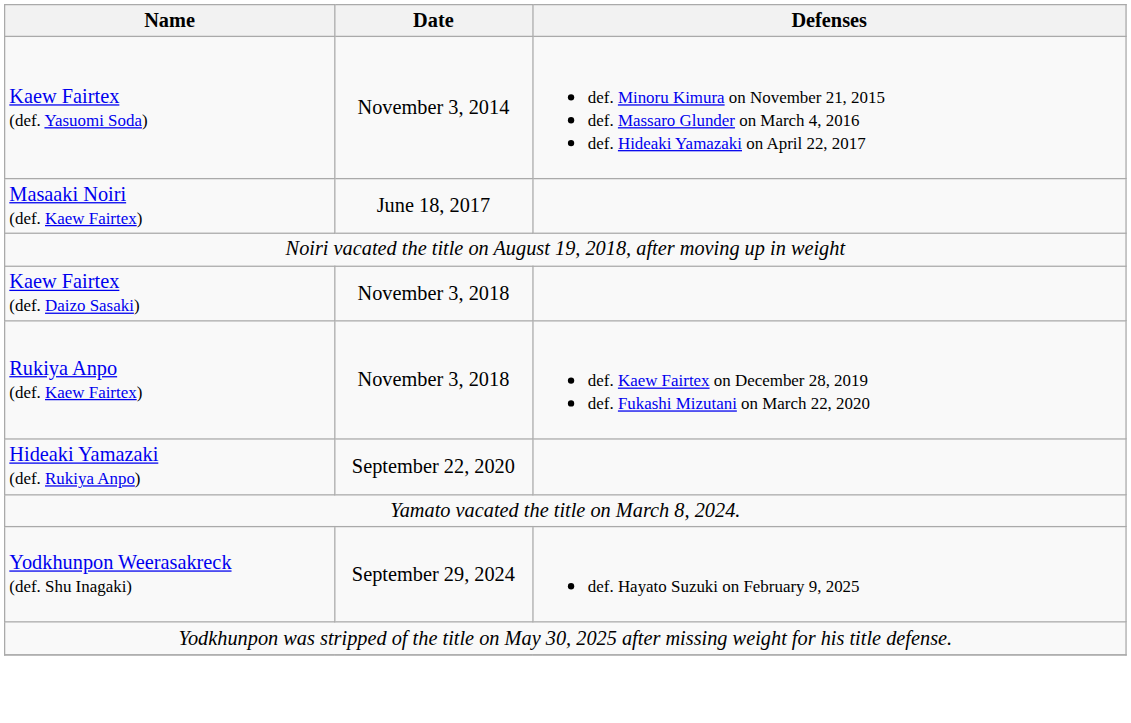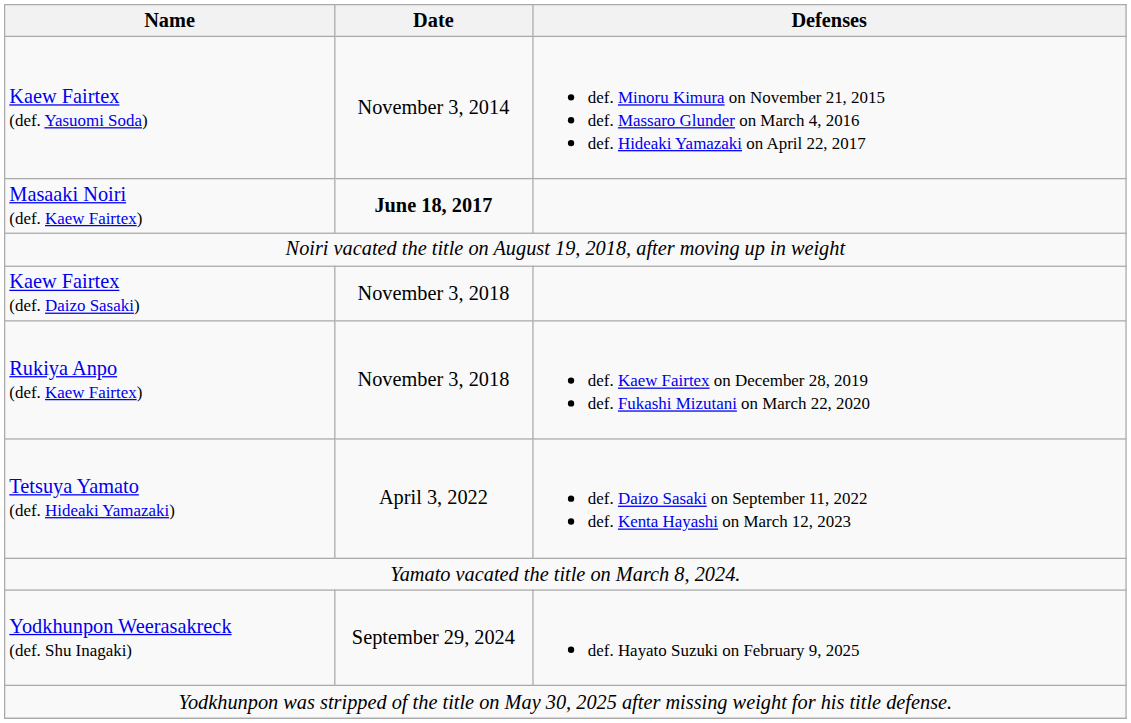(433, 205) normal -> (433, 205) bold
- row: (84, 466)
+ row: (92, 498)
